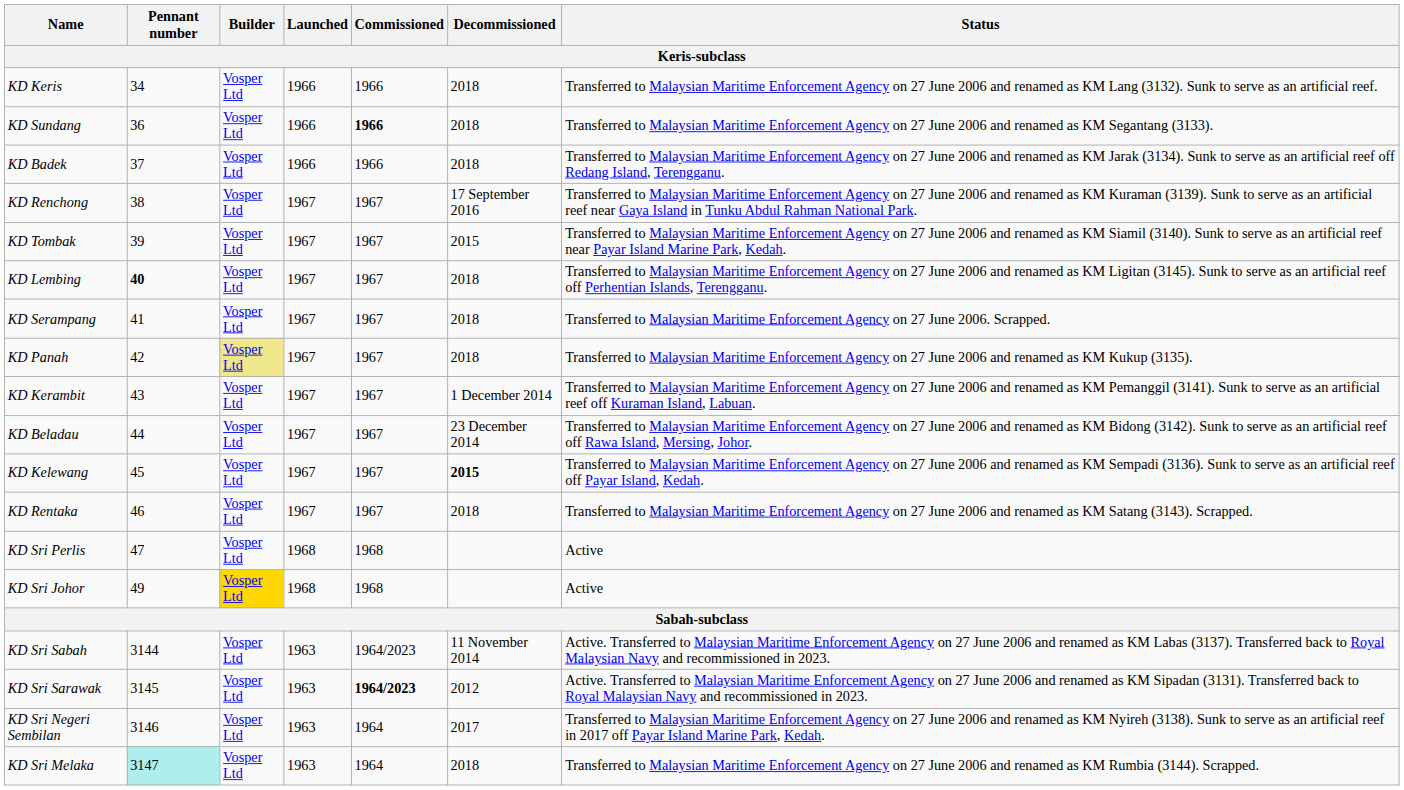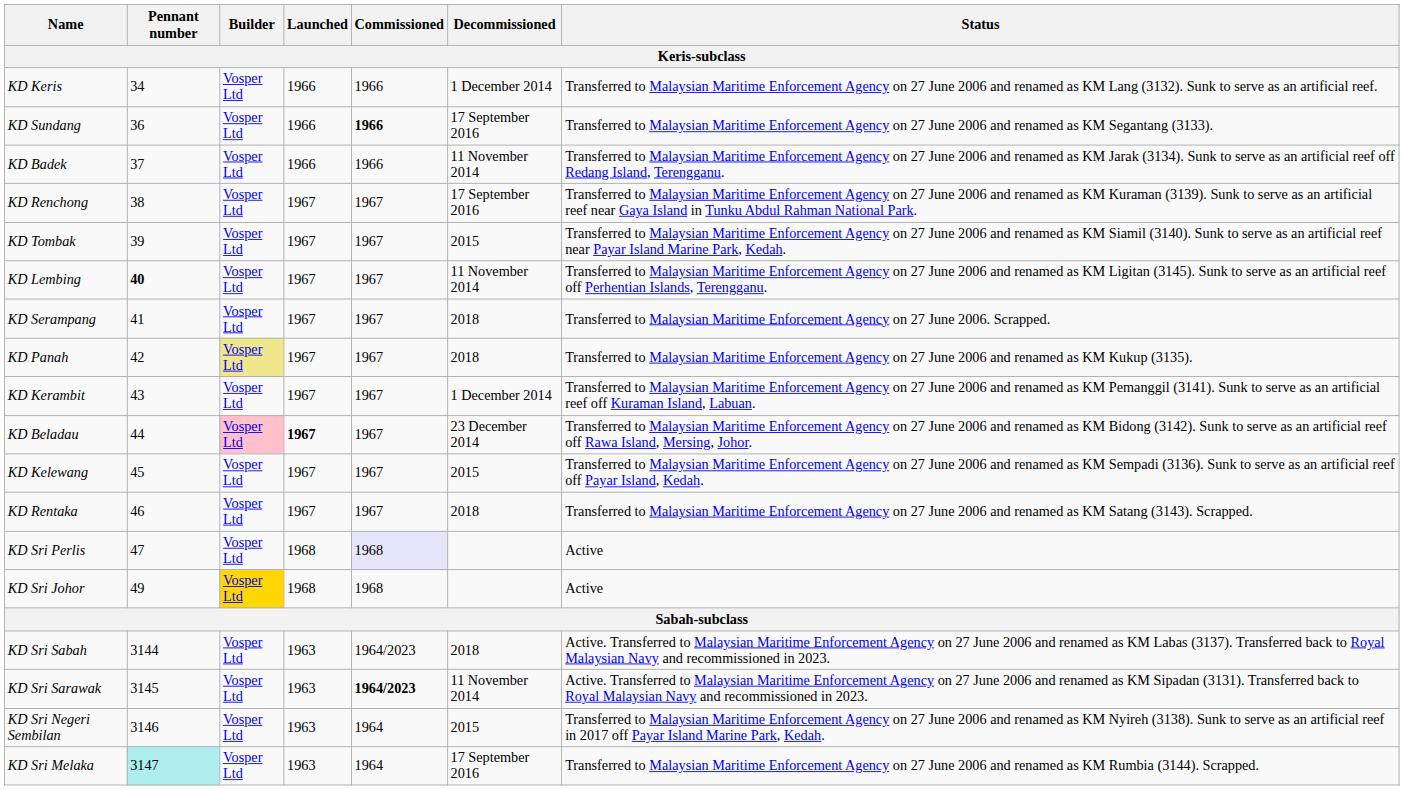(465, 87) 2018 -> (501, 87) 1 December 2014
(465, 125) 2018 -> (490, 125) 17 September 2016
(465, 164) 2018 -> (489, 164) 11 November 2014
(465, 280) 2018 -> (489, 280) 11 November 2014
(243, 434) no background -> (243, 434) pink background
(301, 434) normal -> (301, 434) bold
(465, 473) bold -> (465, 473) normal
(369, 550) no background -> (369, 550) lavender background
(489, 650) 11 November 2014 -> (465, 650) 2018
(465, 688) 2012 -> (489, 688) 11 November 2014
(465, 727) 2017 -> (465, 727) 2015
(465, 765) 2018 -> (490, 765) 17 September 2016
